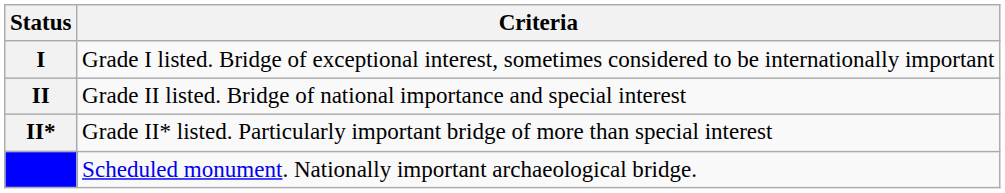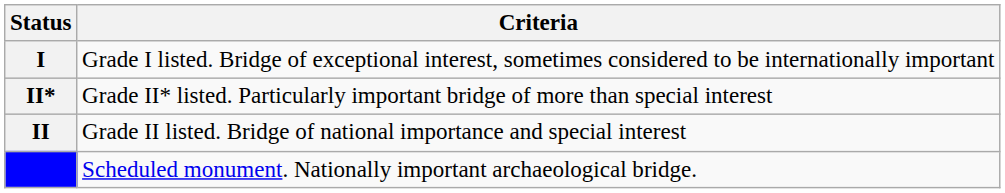rows swapped: (41, 132) <-> (41, 95)
